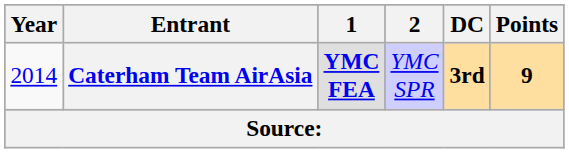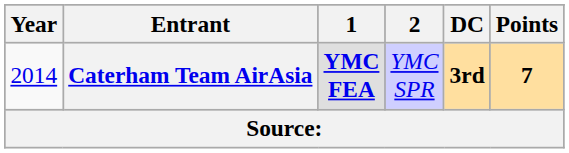(527, 75) 9 -> (527, 75) 7
